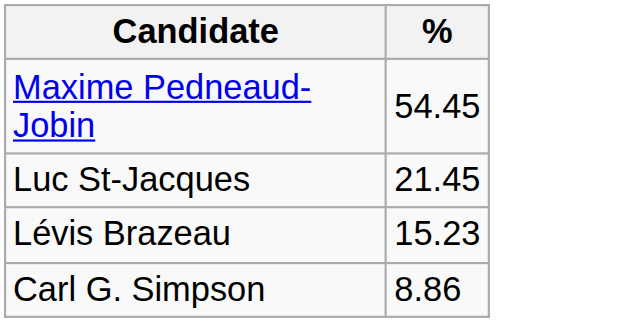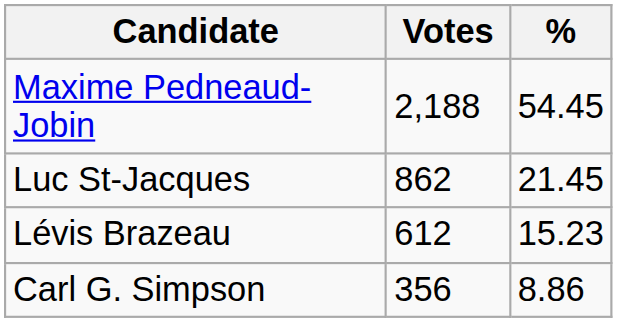+ column: (448, 31)
